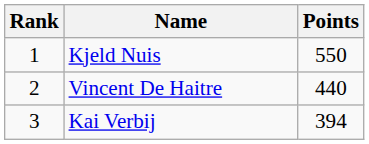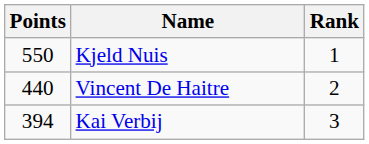columns swapped: (34, 21) <-> (331, 21)
